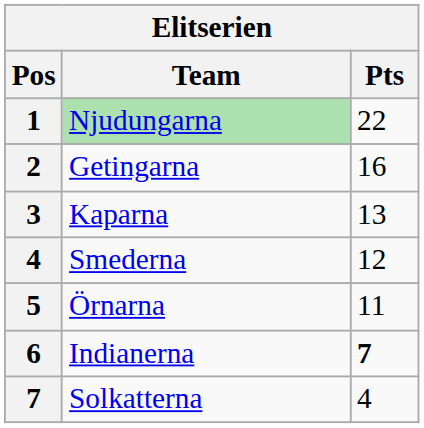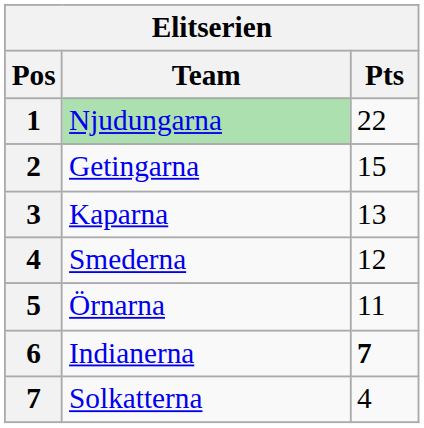(372, 167) 16 -> (372, 167) 15
